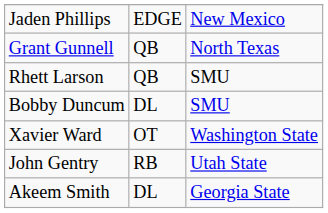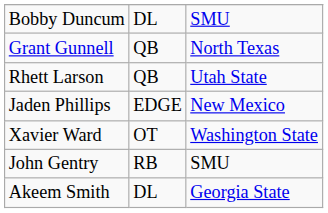rows swapped: (67, 105) <-> (60, 18)
(210, 76) SMU -> (228, 76) Utah State
(228, 163) Utah State -> (210, 163) SMU
